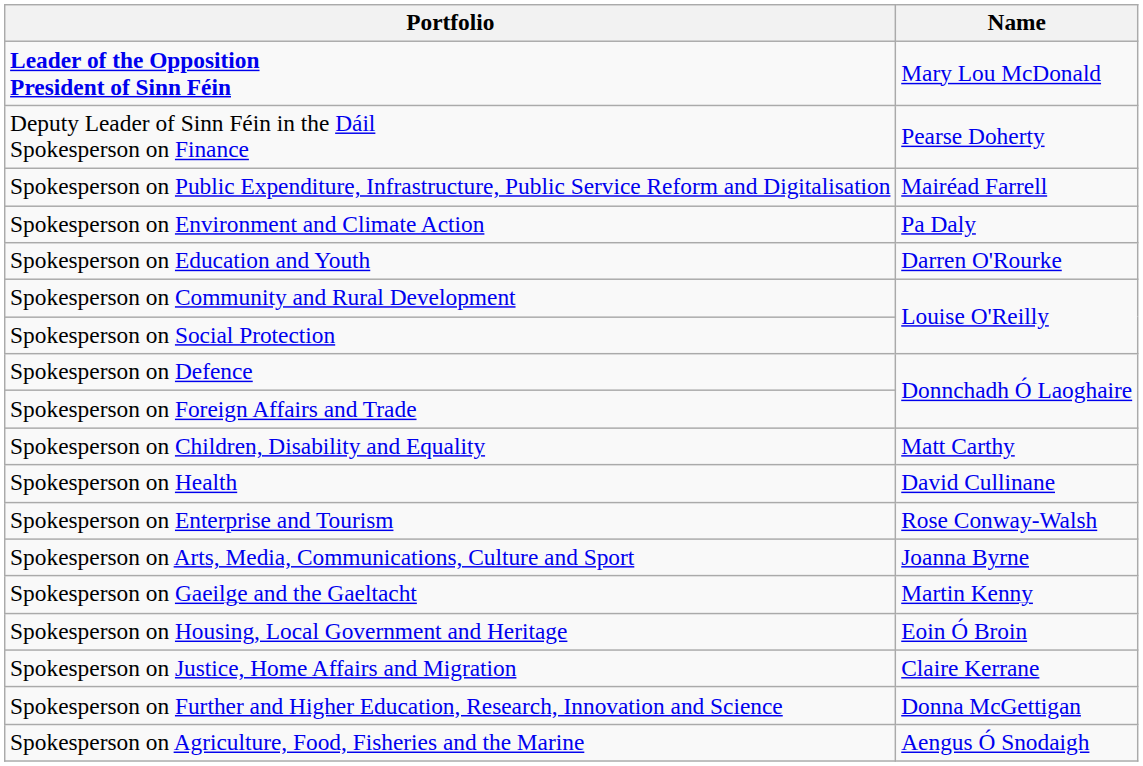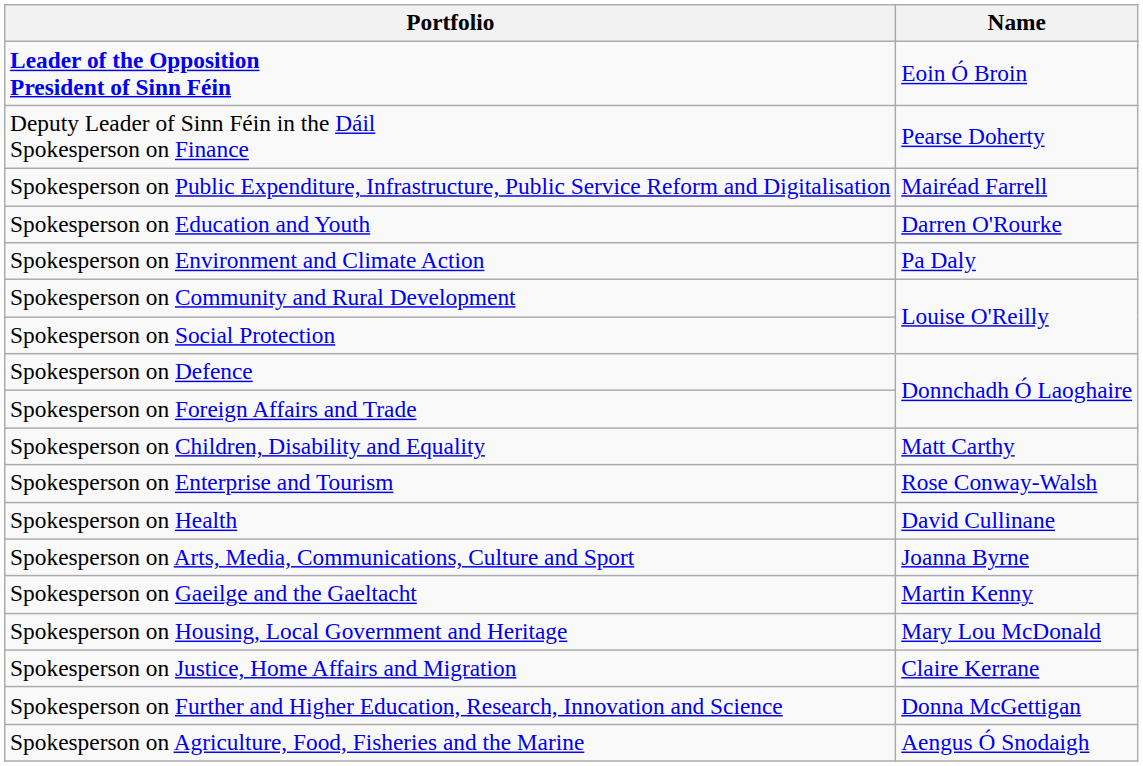(1001, 73) Mary Lou McDonald -> (964, 73) Eoin Ó Broin
rows swapped: (190, 260) <-> (247, 223)
rows swapped: (202, 520) <-> (124, 483)
(964, 631) Eoin Ó Broin -> (1001, 631) Mary Lou McDonald
